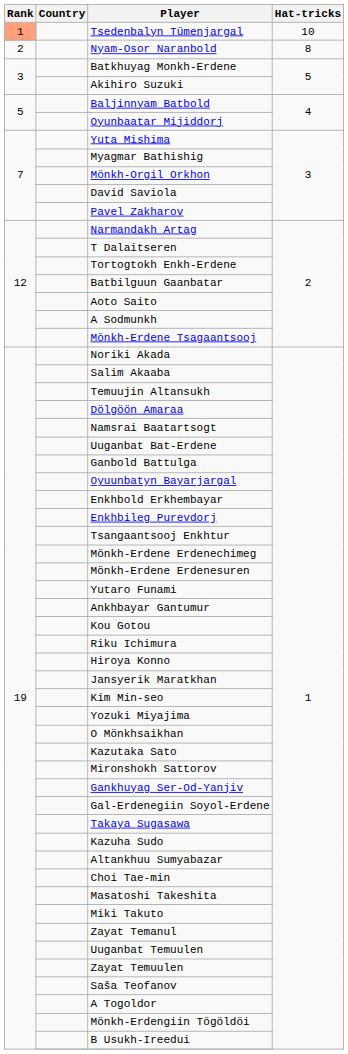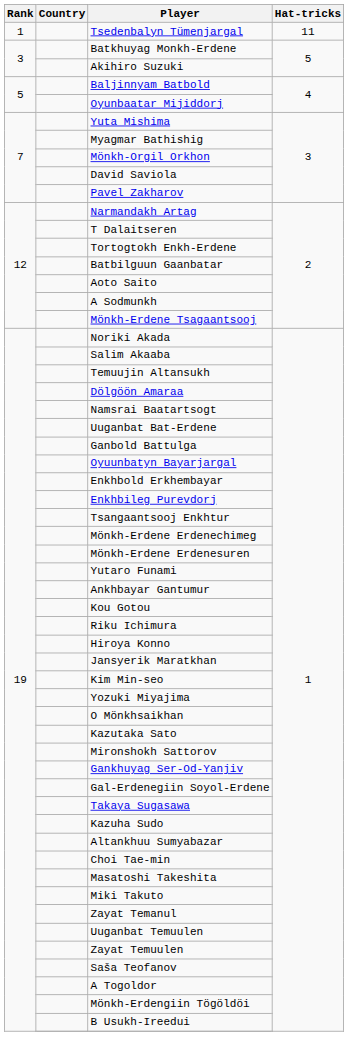(20, 31) lightsalmon background -> (20, 31) no background
(308, 31) 10 -> (308, 31) 11
- row: (154, 49)
